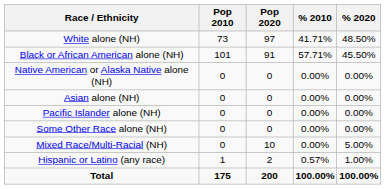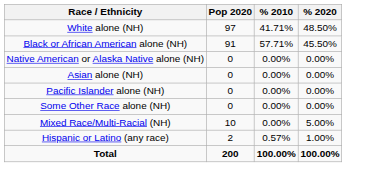- column: (223, 17)
